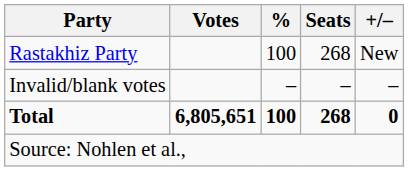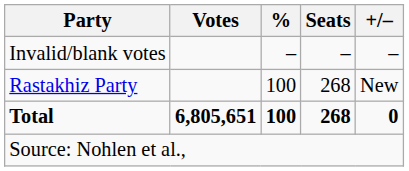rows swapped: (73, 52) <-> (87, 85)
